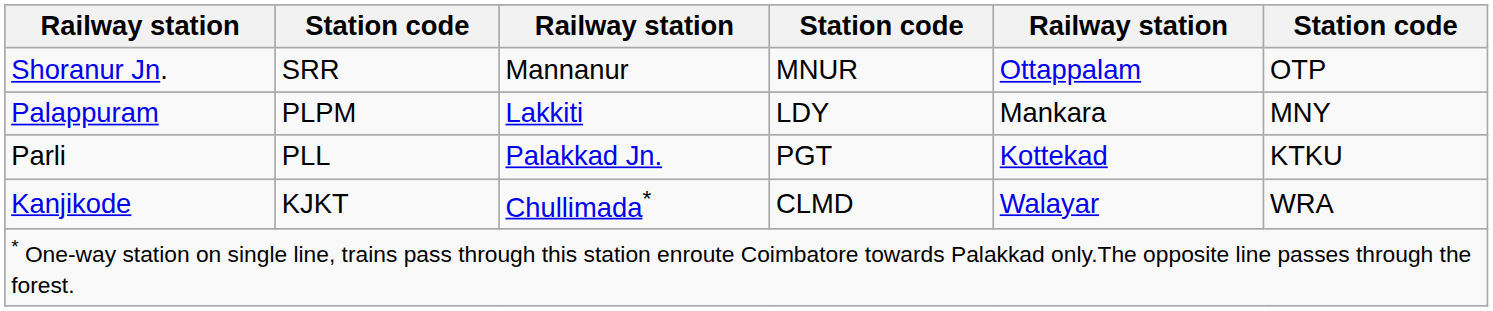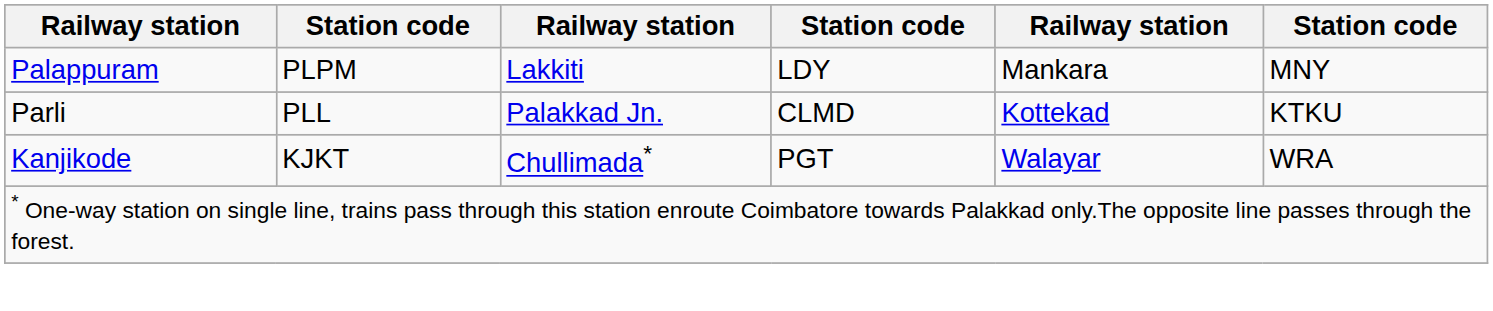- row: (90, 69)
(804, 156) PGT -> (816, 112) CLMD
(815, 203) CLMD -> (805, 160) PGT
